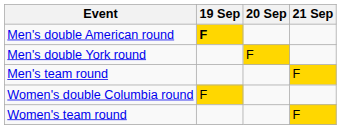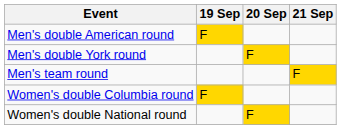(203, 34) bold -> (203, 34) normal
+ row: (97, 114)
- row: (67, 114)
